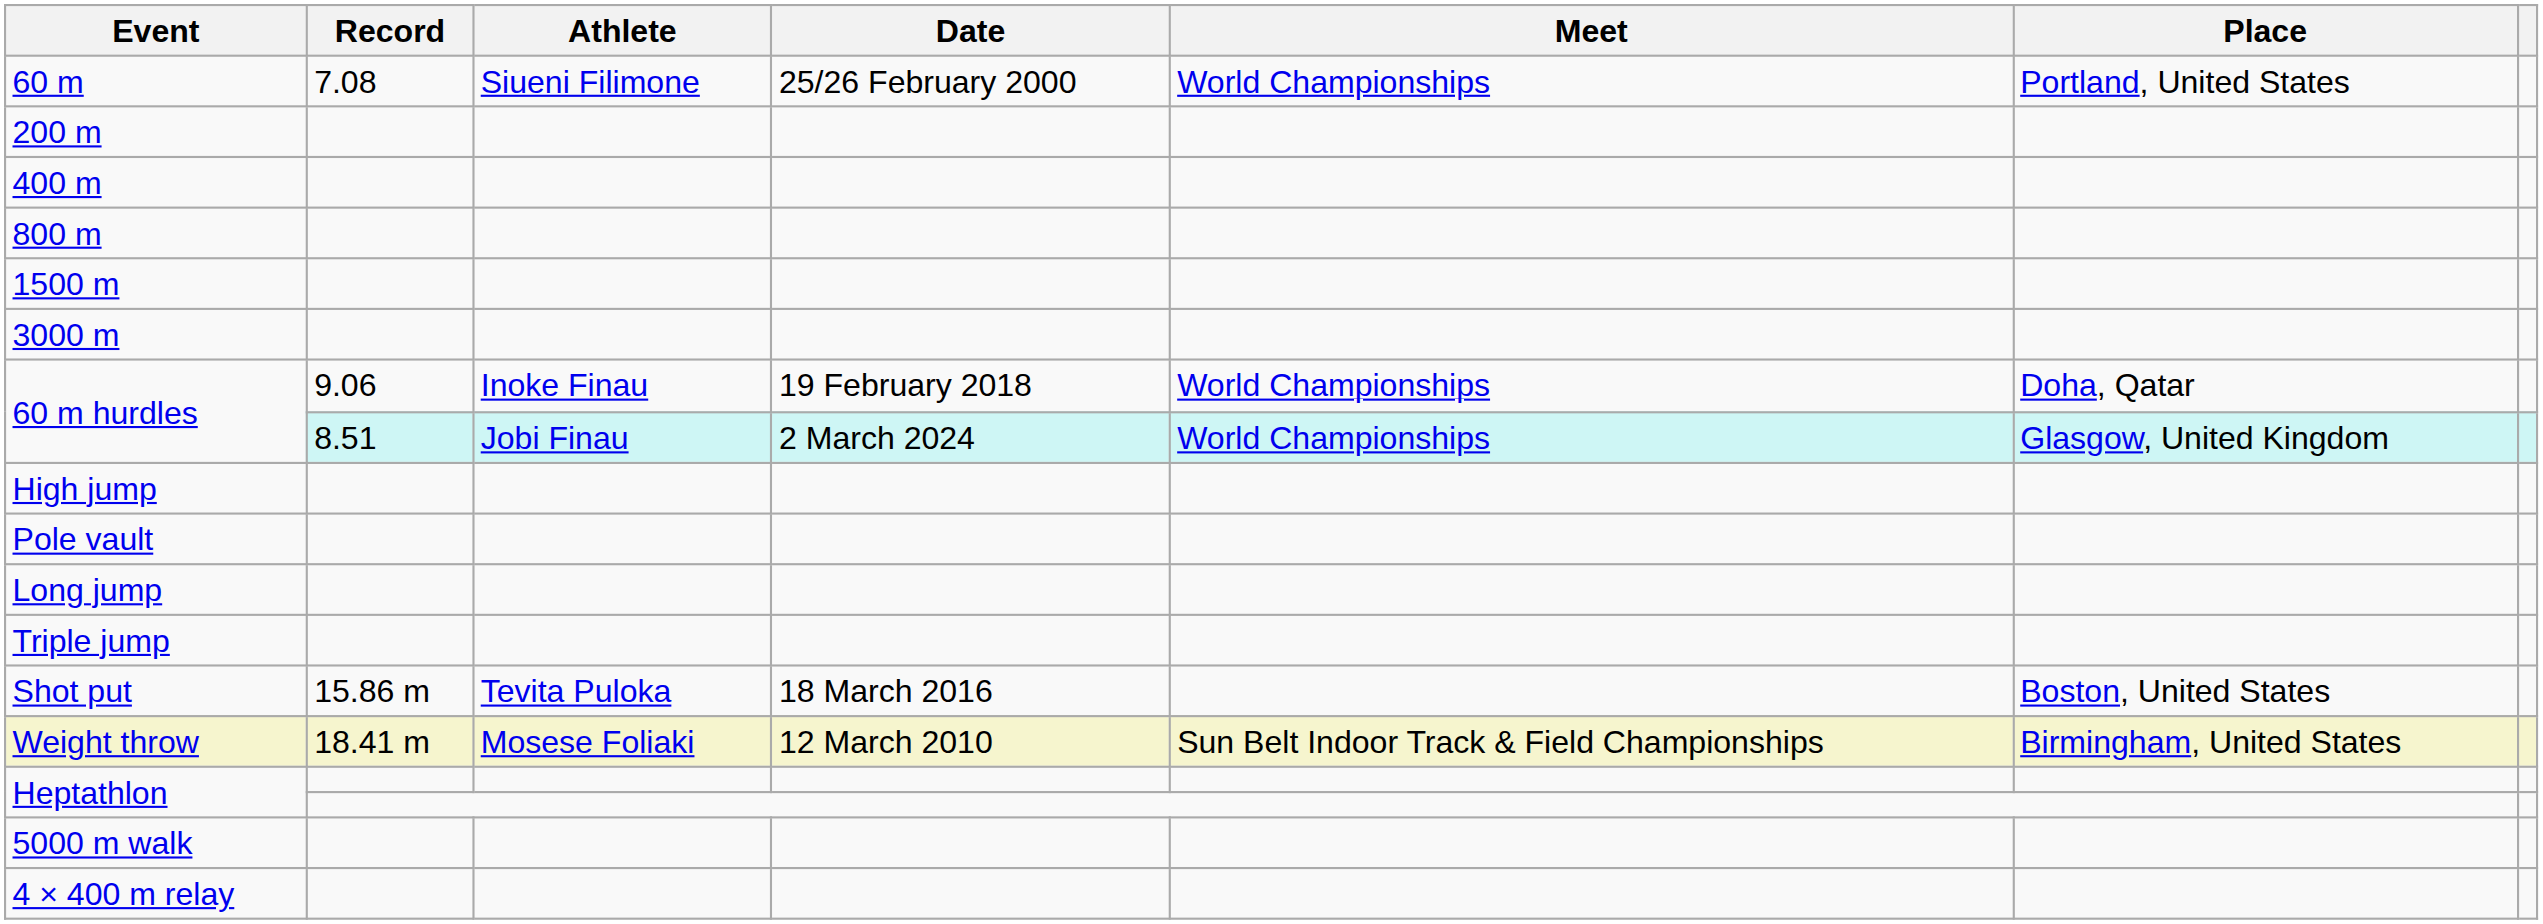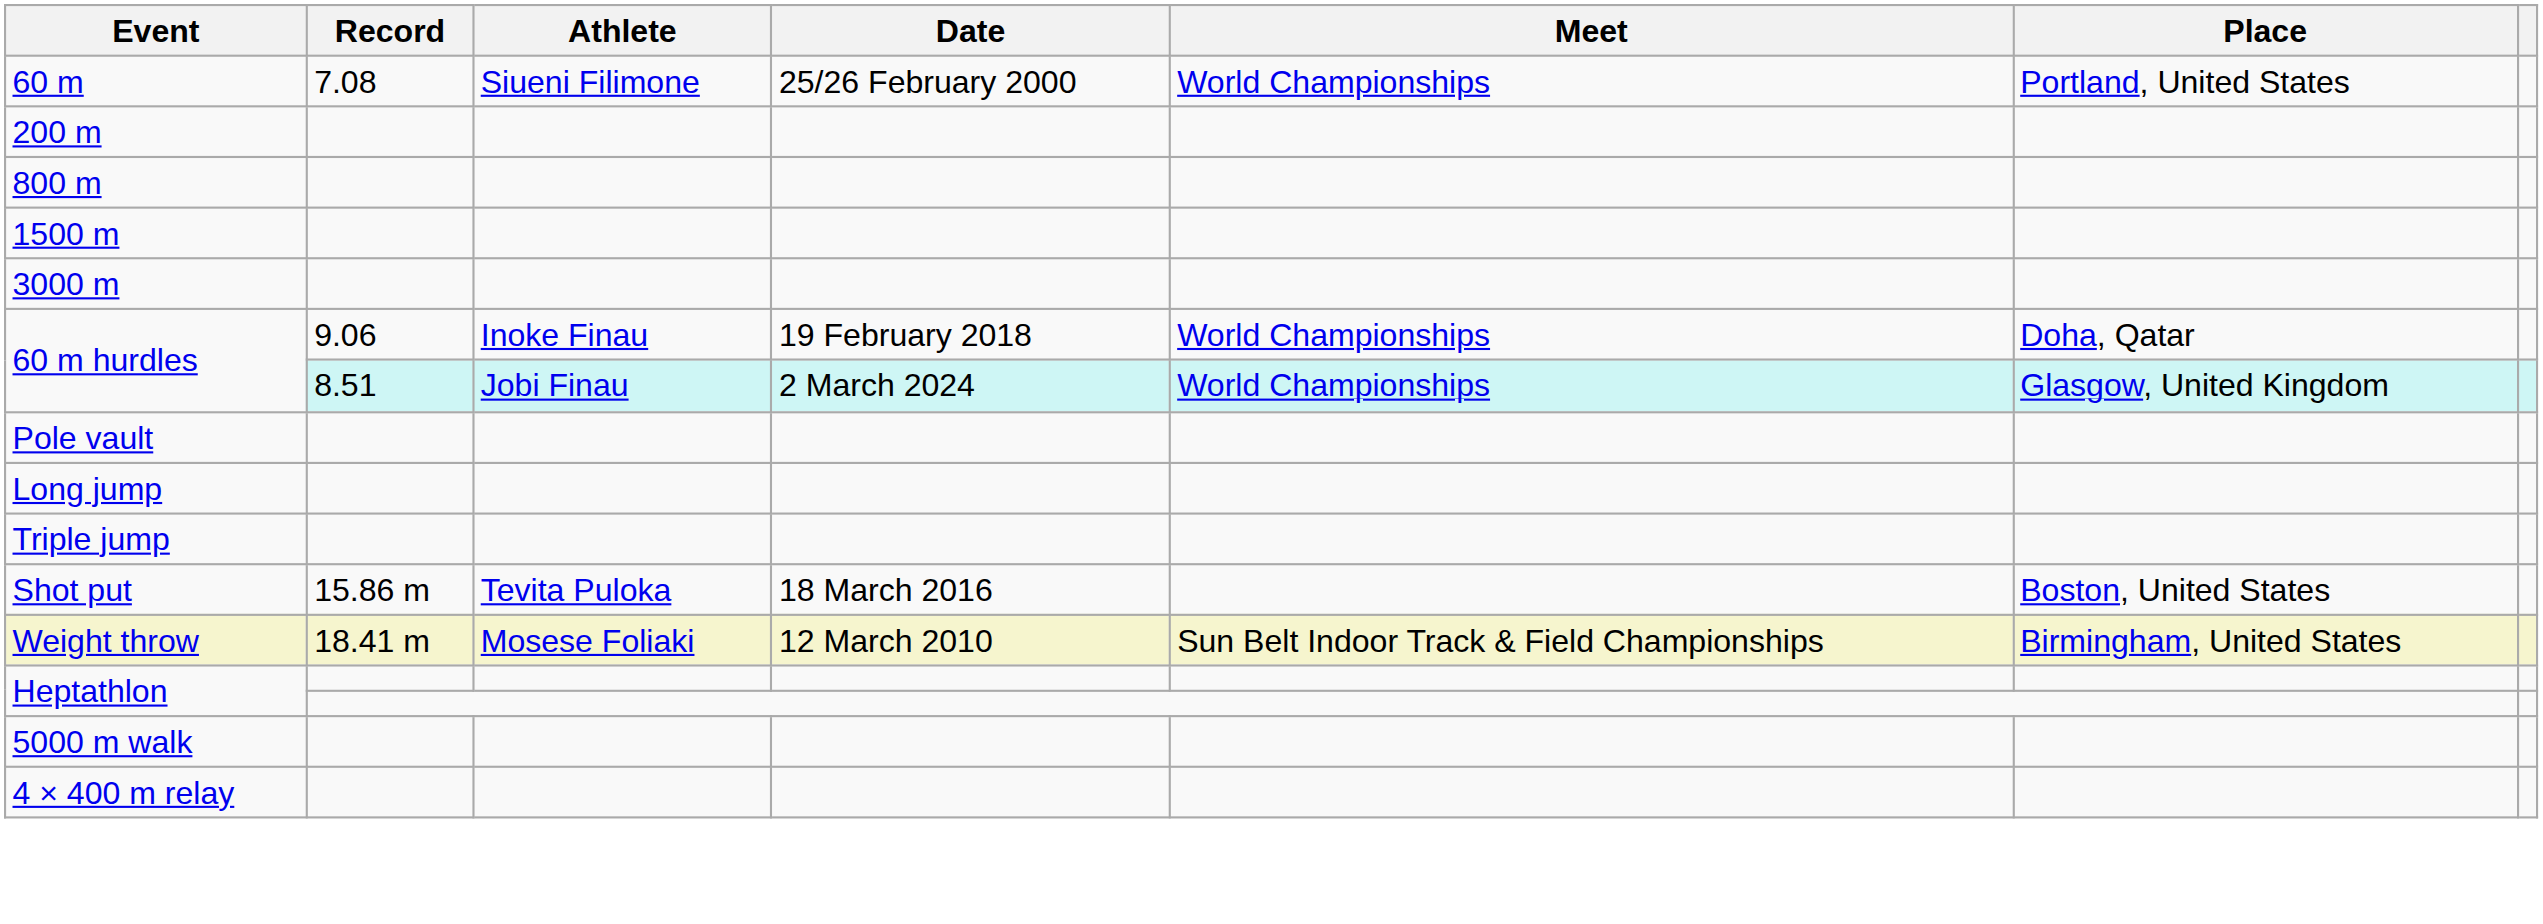- row: (57, 183)
- row: (85, 488)
